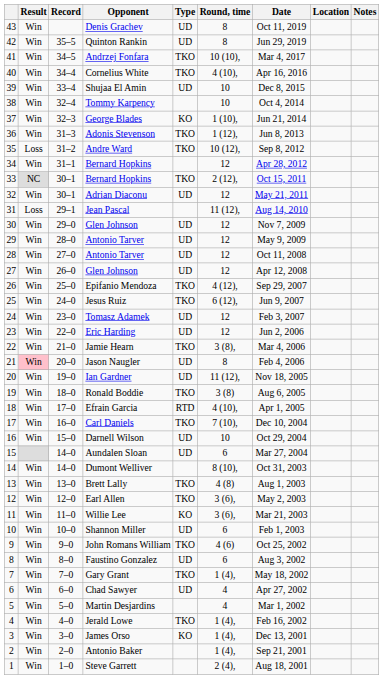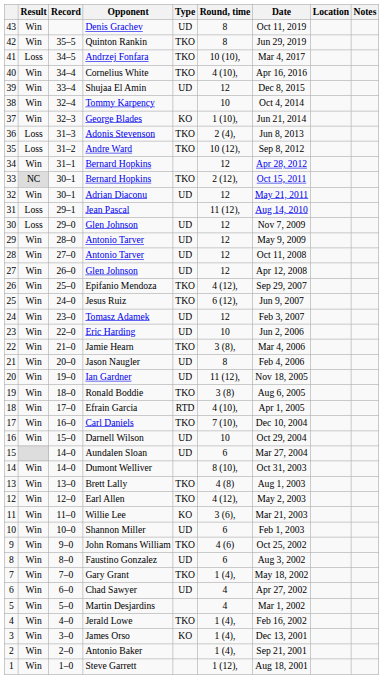(185, 42) UD -> (185, 42) TKO
(34, 57) Win -> (34, 57) Loss
(225, 88) 10 -> (225, 88) 12
(34, 133) Win -> (34, 133) Loss
(225, 133) 1 (12), -> (225, 133) 2 (4),
(34, 225) Win -> (34, 225) Loss
(225, 331) 12 -> (225, 331) 10
(34, 362) pink background -> (34, 362) no background
(225, 499) 3 (6), -> (225, 499) 4 (12),
(225, 666) 2 (4), -> (225, 666) 1 (12),
